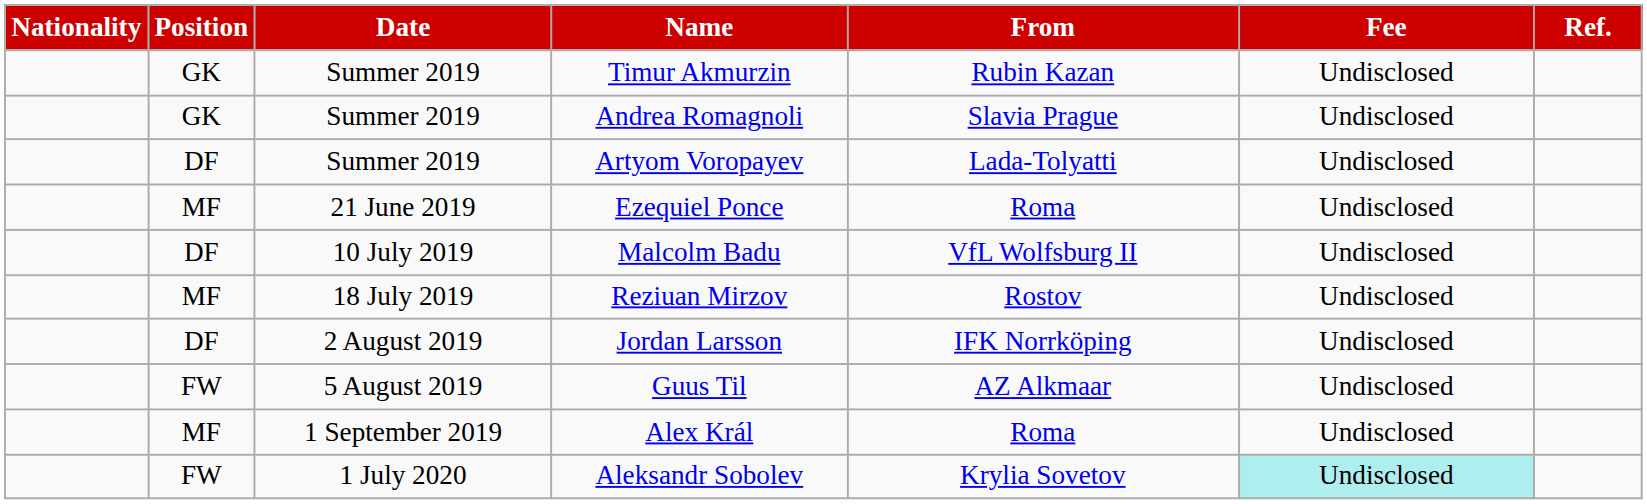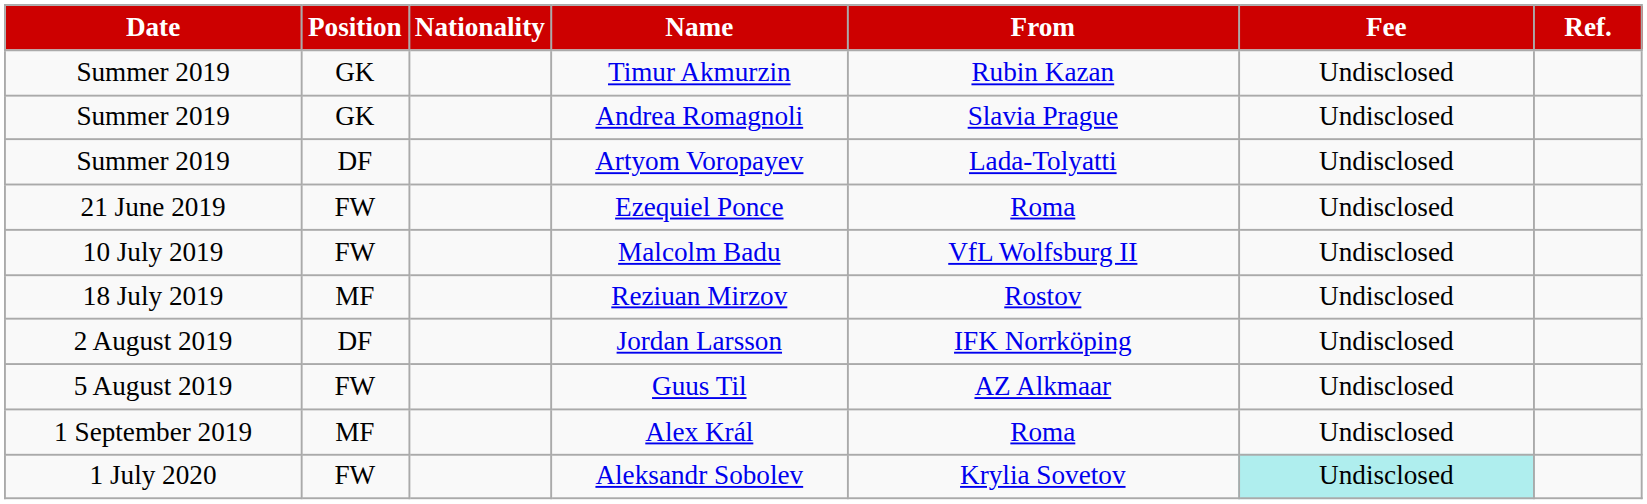columns swapped: (403, 27) <-> (76, 27)
(201, 206) MF -> (355, 206) FW
(201, 251) DF -> (355, 251) FW
